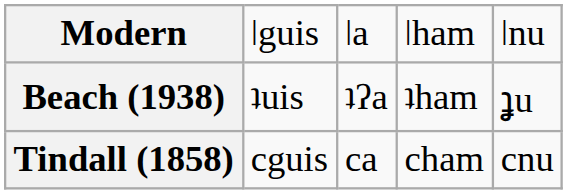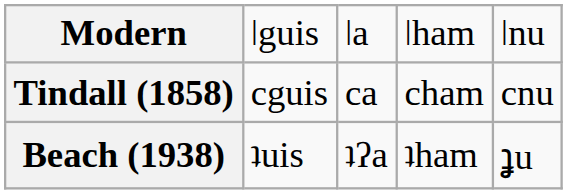rows swapped: (124, 96) <-> (124, 158)
